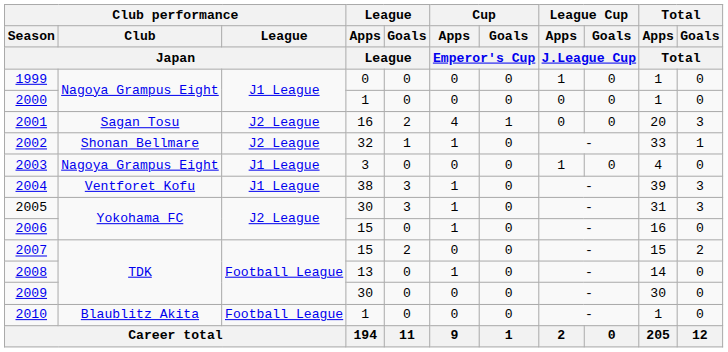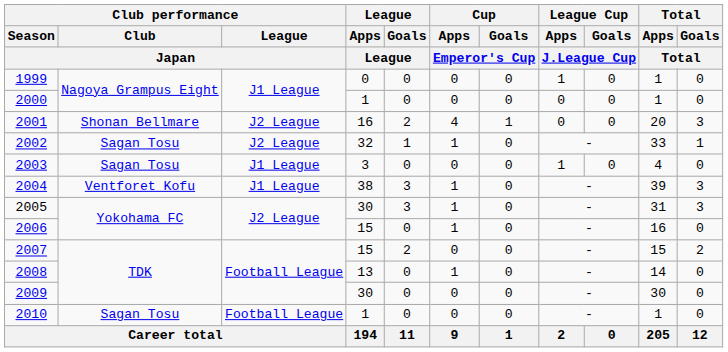(140, 122) Sagan Tosu -> (140, 122) Shonan Bellmare
(140, 144) Shonan Bellmare -> (140, 144) Sagan Tosu
(140, 165) Nagoya Grampus Eight -> (140, 165) Sagan Tosu
(140, 315) Blaublitz Akita -> (140, 315) Sagan Tosu
